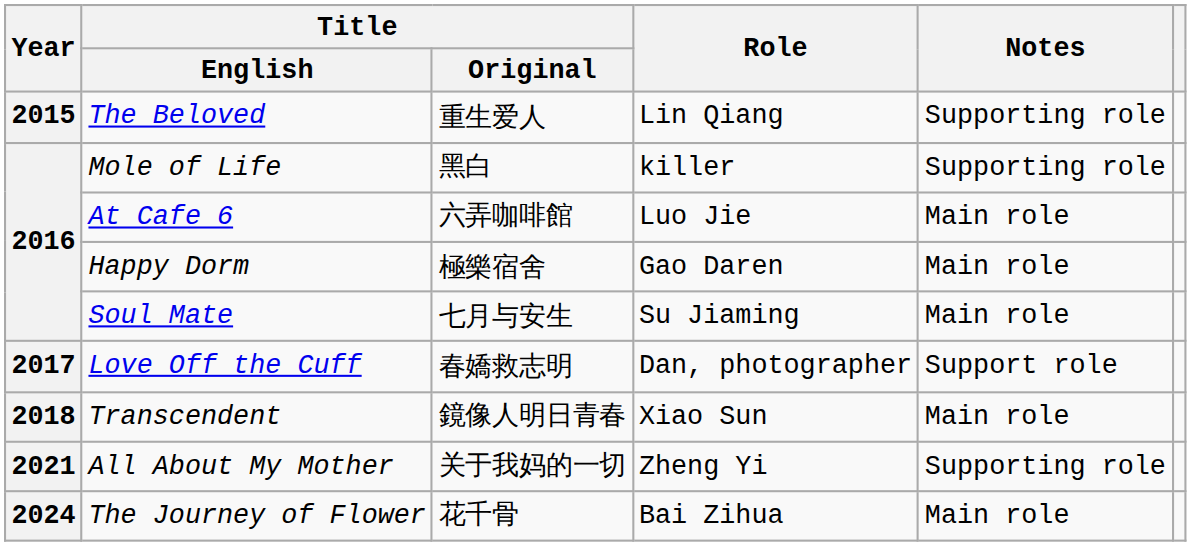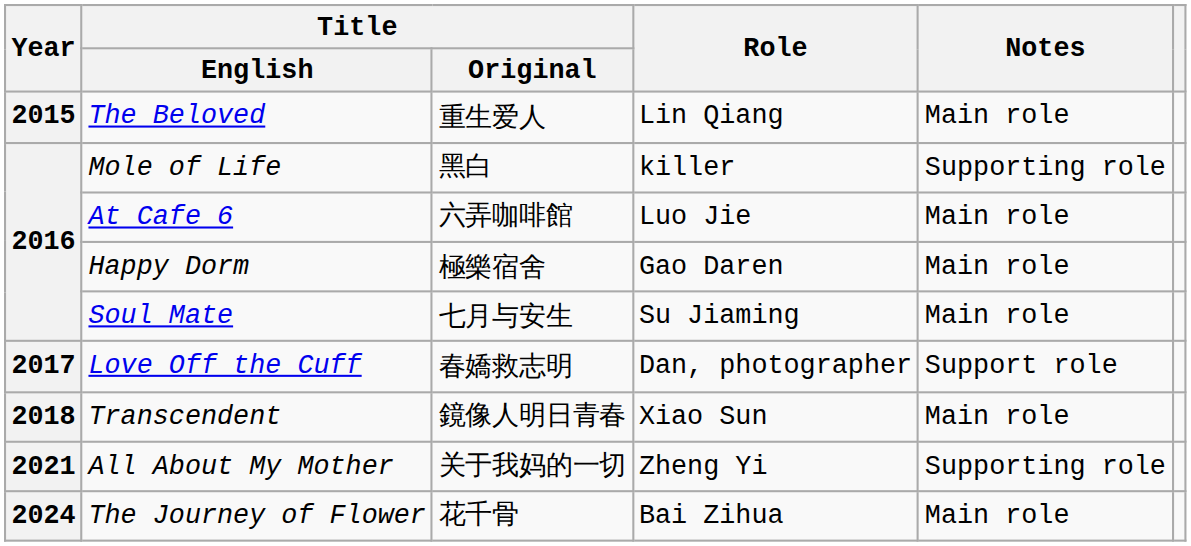(1045, 117) Supporting role -> (997, 117) Main role
